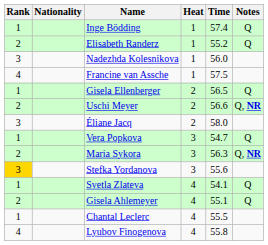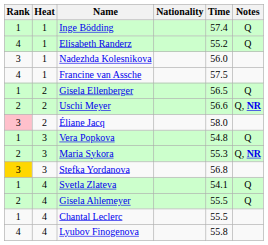columns swapped: (193, 12) <-> (58, 12)
(18, 43) 2 -> (18, 43) 4
(18, 122) no background -> (18, 122) pink background
(219, 138) 54.7 -> (219, 138) 54.8
(219, 153) 56.3 -> (219, 153) 55.3
(219, 169) 55.6 -> (219, 169) 56.8
(219, 201) 55.1 -> (219, 201) 55.5
